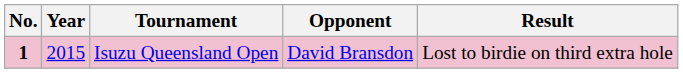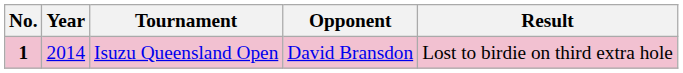(66, 52) 2015 -> (66, 52) 2014
